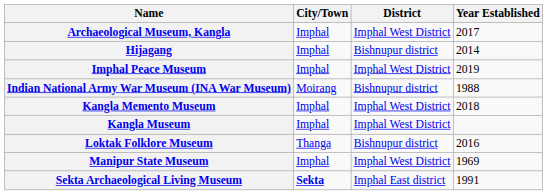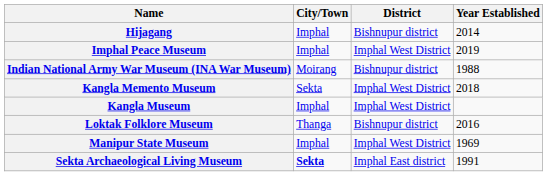- row: (149, 32)
(313, 106) Imphal -> (309, 87) Sekta
